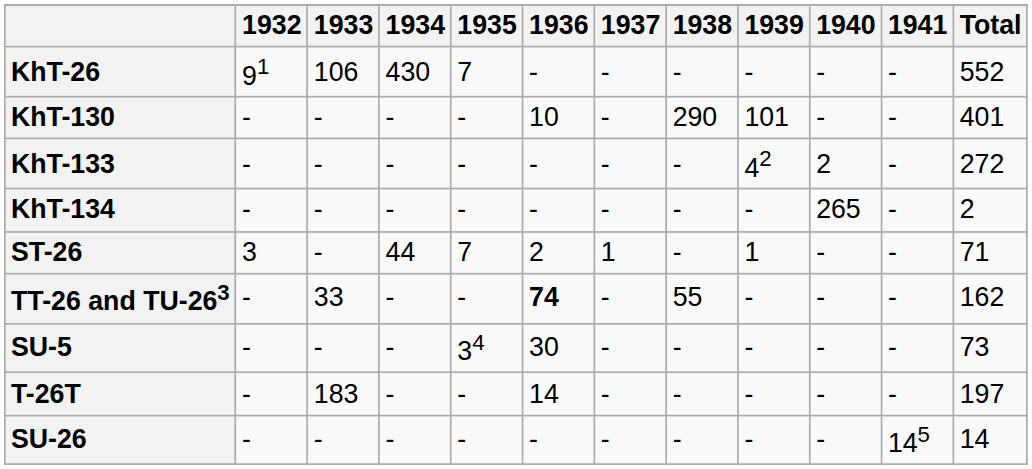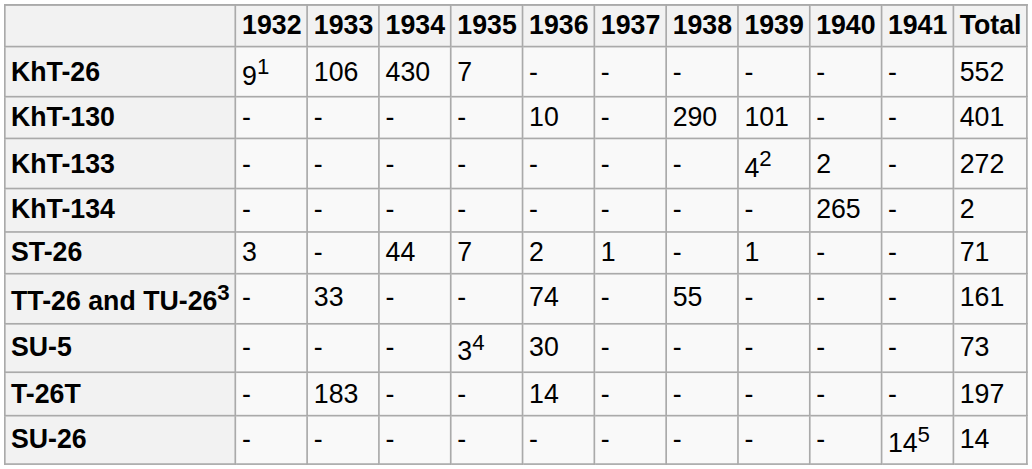(544, 298) bold -> (544, 298) normal
(982, 298) 162 -> (982, 298) 161
